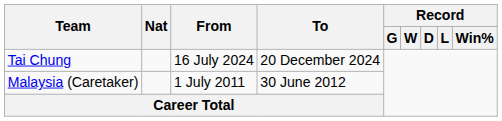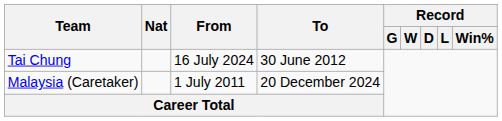(320, 60) 20 December 2024 -> (303, 60) 30 June 2012
(303, 82) 30 June 2012 -> (320, 82) 20 December 2024
